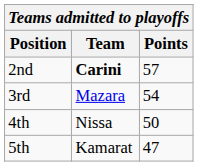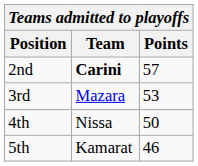(151, 95) 54 -> (151, 95) 53
(151, 148) 47 -> (151, 148) 46
